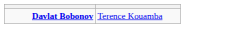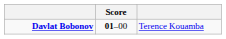+ column: (116, 12)
